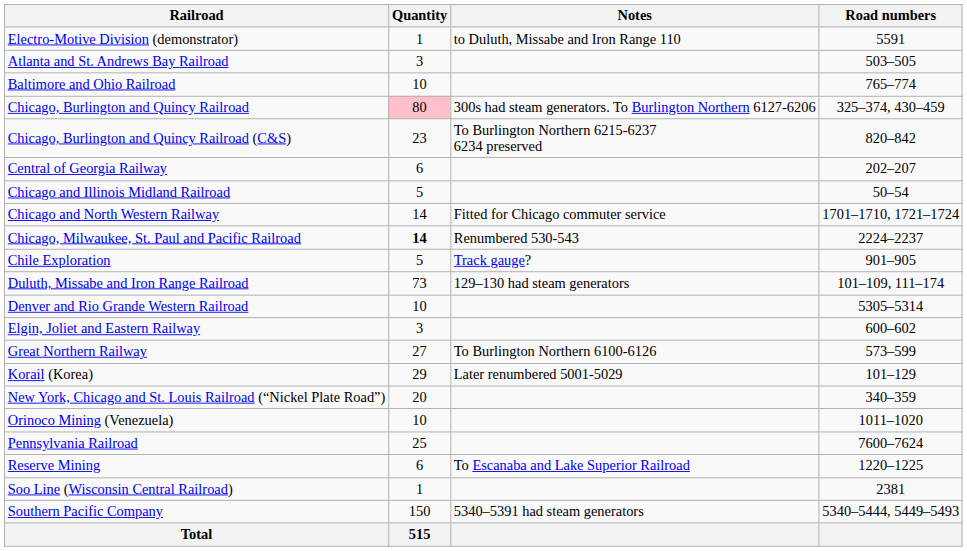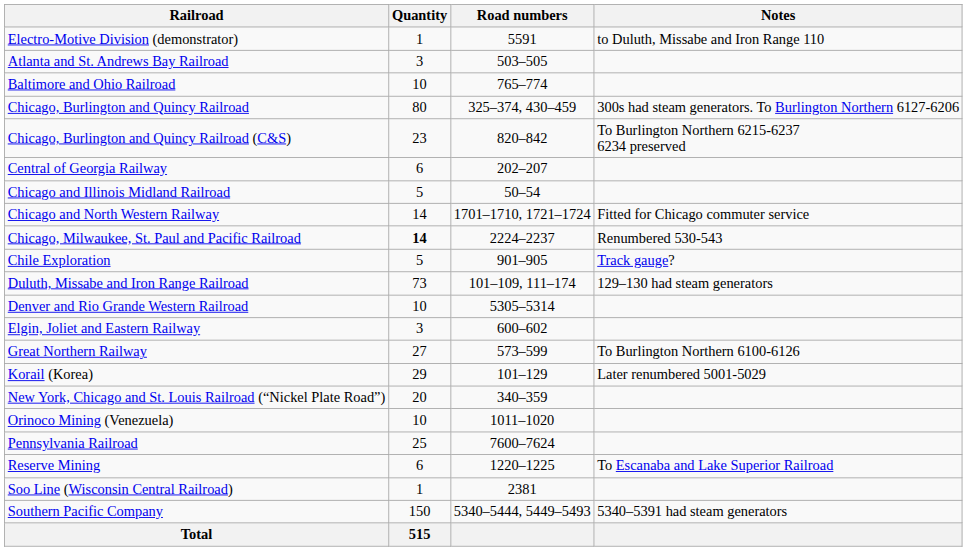columns swapped: (891, 15) <-> (635, 15)
(420, 107) pink background -> (420, 107) no background
